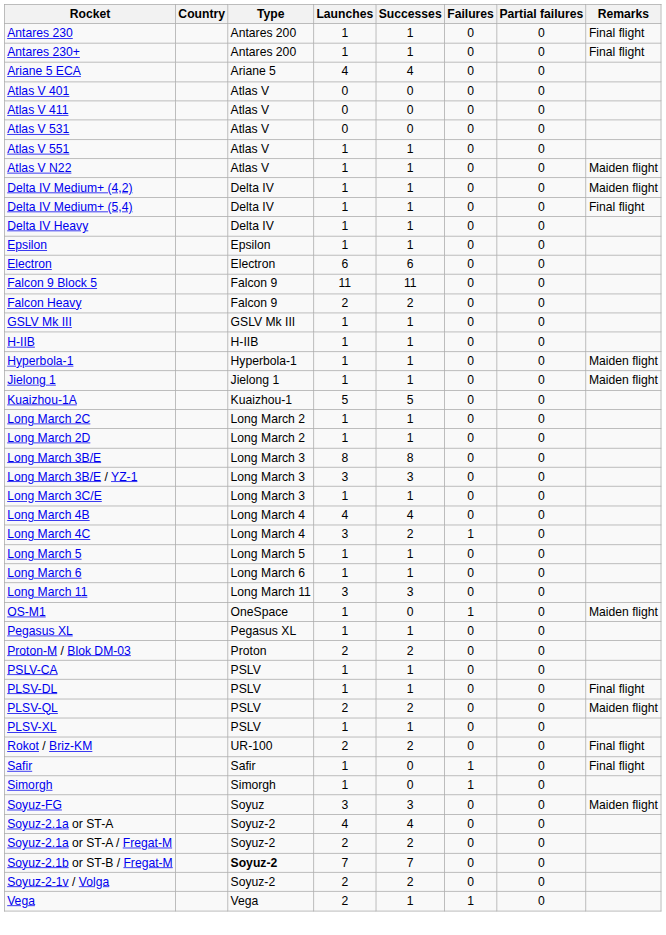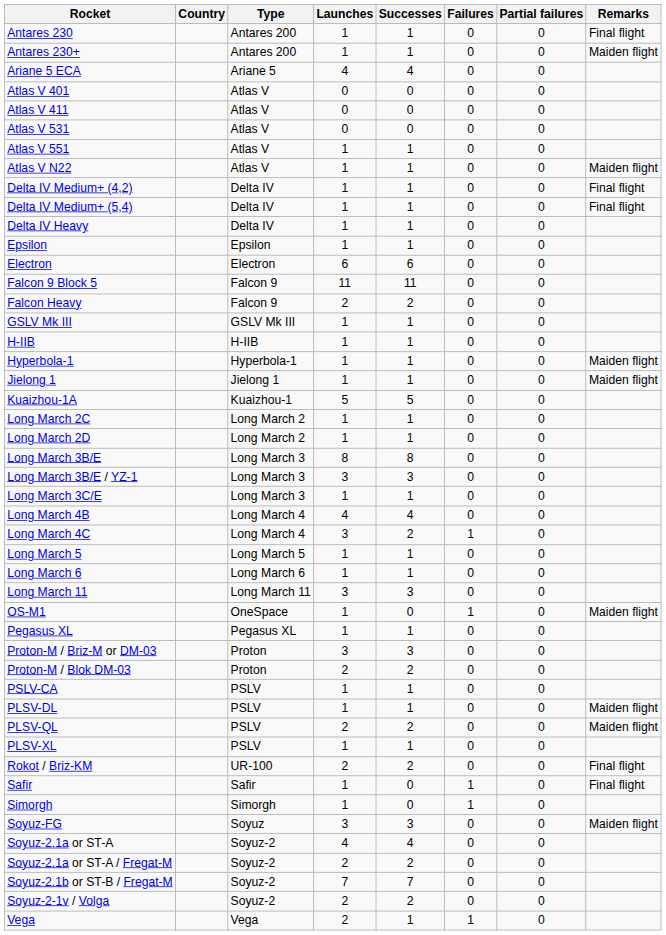(617, 52) Final flight -> (623, 52) Maiden flight
(623, 187) Maiden flight -> (617, 187) Final flight
+ row: (82, 650)
(617, 689) Final flight -> (623, 708) Maiden flight
(254, 862) bold -> (253, 881) normal
